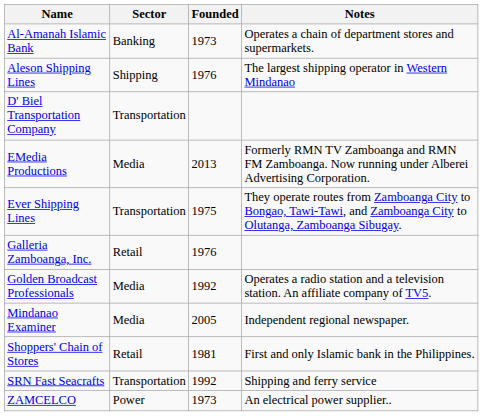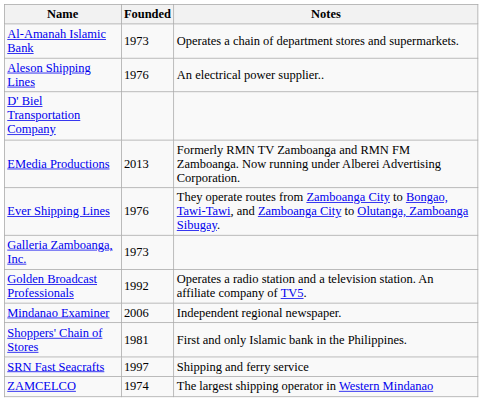- column: (149, 14)
(346, 75) The largest shipping operator in Western Mindanao -> (250, 75) An electrical power supplier..
(204, 211) 1975 -> (136, 211) 1976
(204, 252) 1976 -> (136, 252) 1973
(204, 320) 2005 -> (136, 313) 2006
(204, 380) 1992 -> (136, 366) 1997
(204, 400) 1973 -> (136, 386) 1974
(318, 400) An electrical power supplier.. -> (305, 386) The largest shipping operator in Western Mindanao
